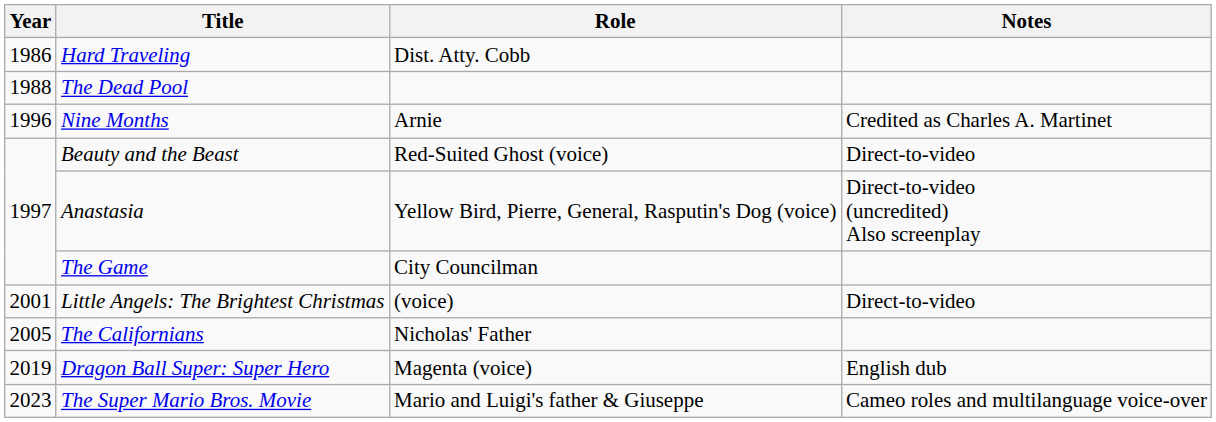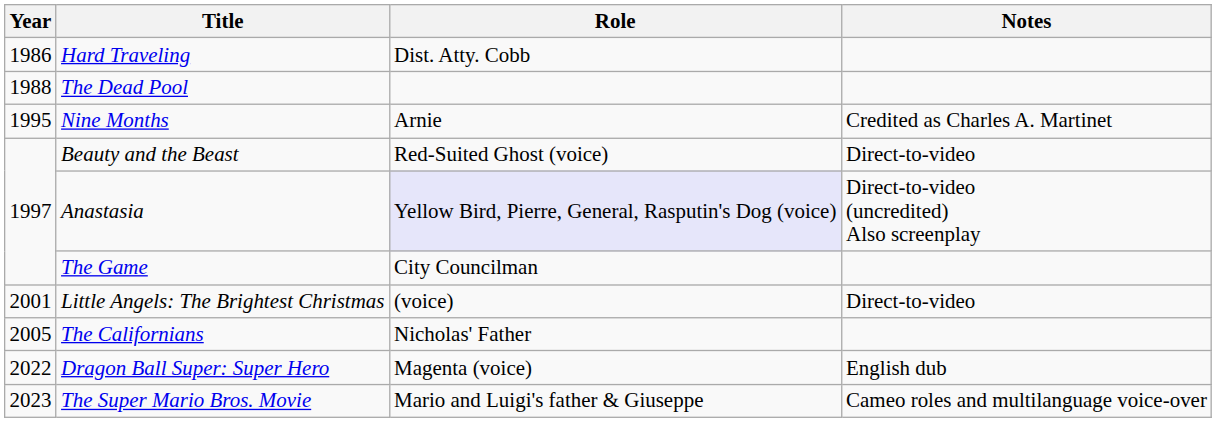(30, 120) 1996 -> (30, 120) 1995
(615, 210) no background -> (615, 210) lavender background
(30, 367) 2019 -> (30, 367) 2022
